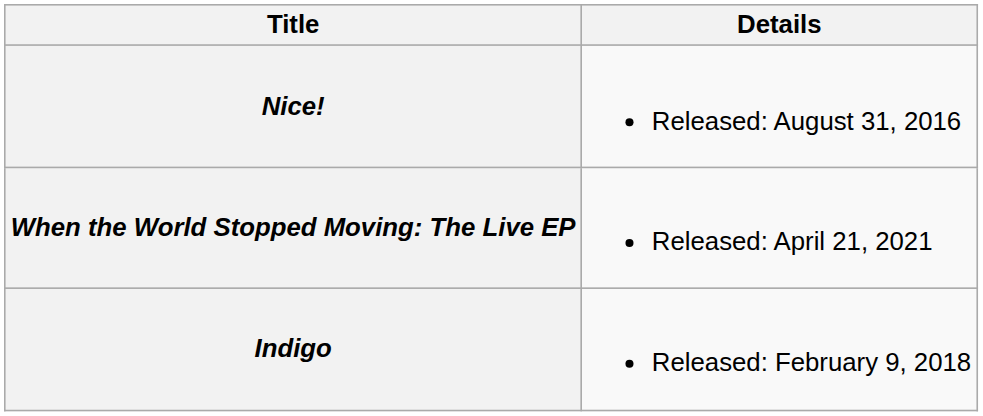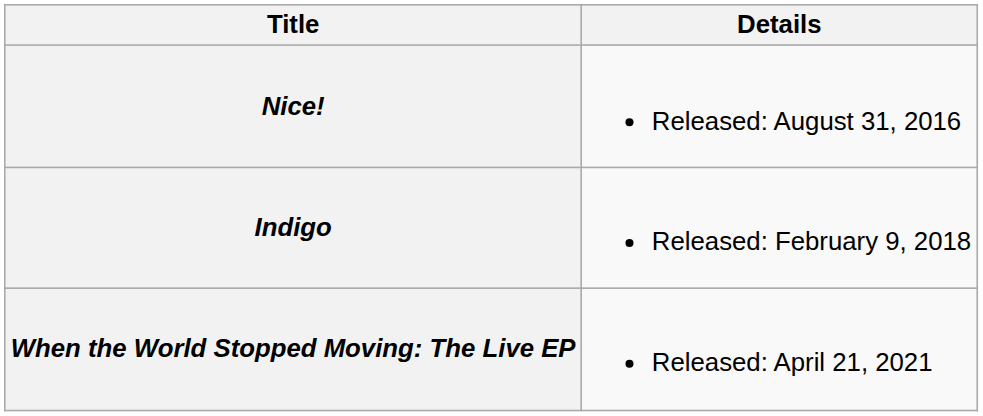rows swapped: (293, 348) <-> (293, 227)
